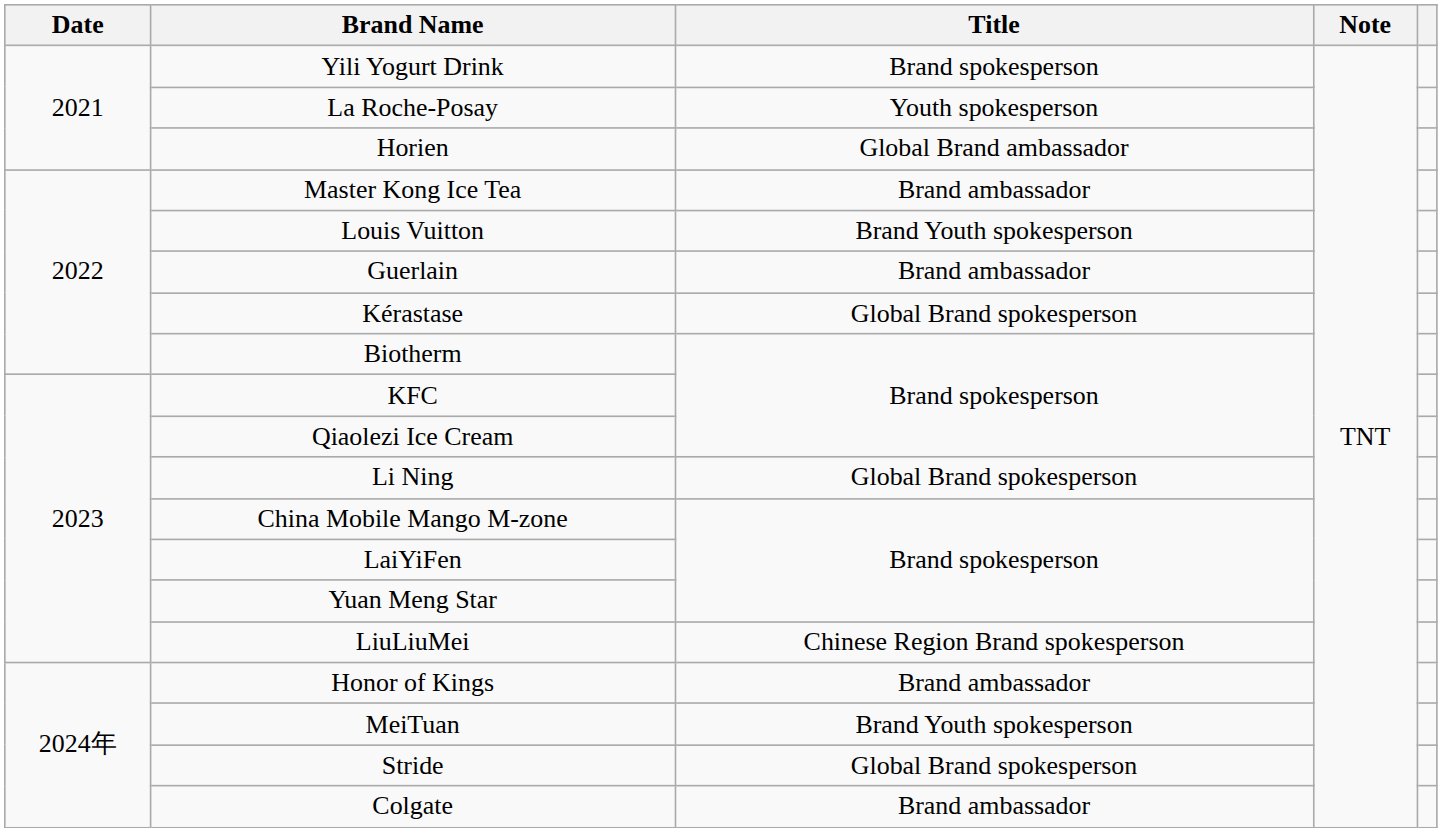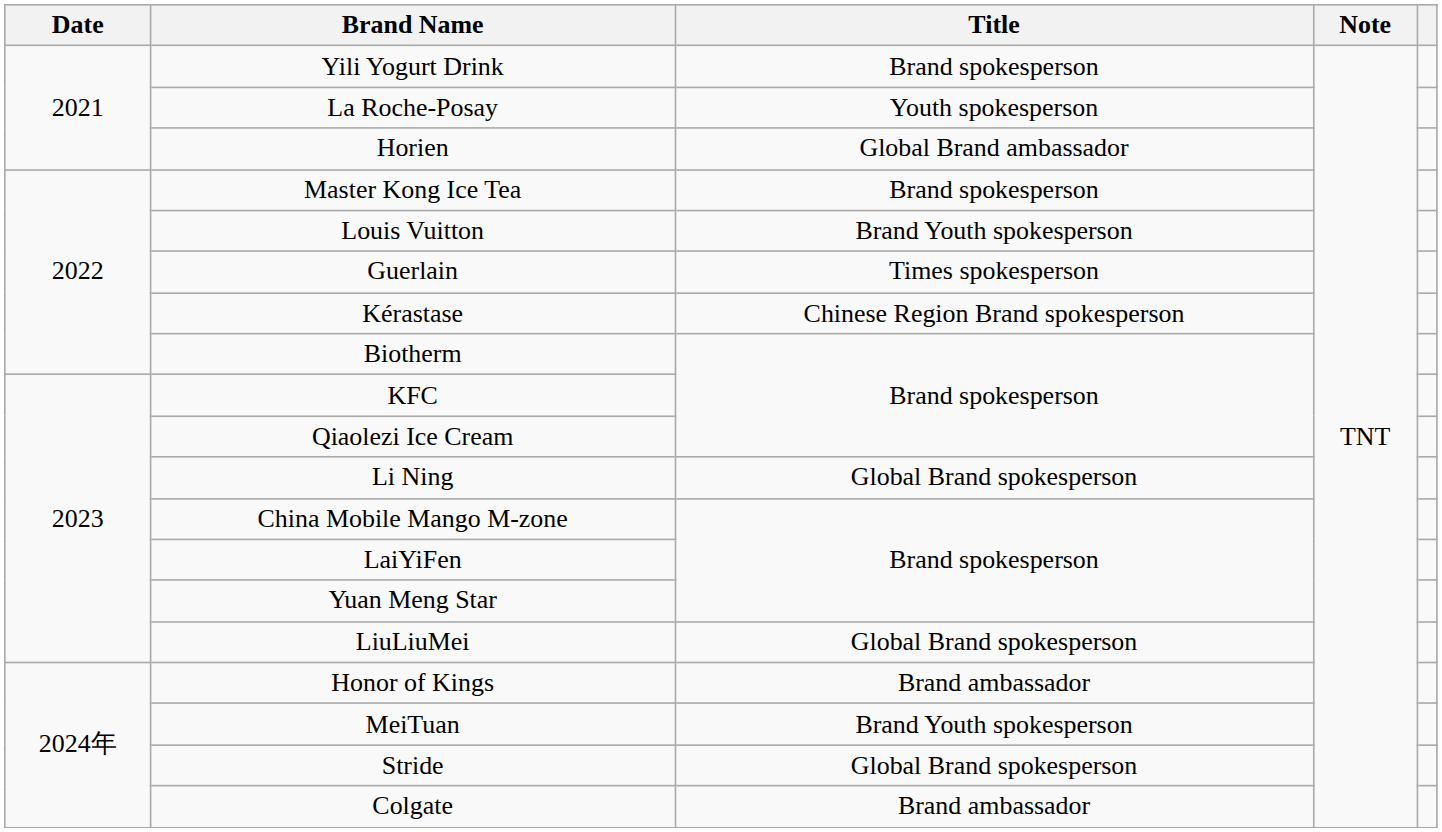(994, 189) Brand ambassador -> (994, 189) Brand spokesperson
(994, 271) Brand ambassador -> (994, 271) Times spokesperson
(994, 312) Global Brand spokesperson -> (994, 312) Chinese Region Brand spokesperson
(994, 641) Chinese Region Brand spokesperson -> (994, 641) Global Brand spokesperson
